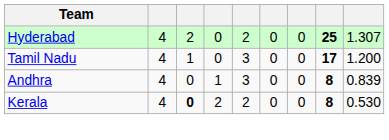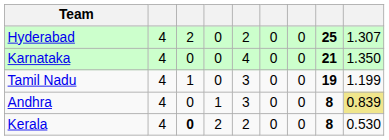+ row: (39, 59)
(329, 59) 17 -> (329, 80) 19
(364, 59) 1.200 -> (364, 80) 1.199
(364, 80) no background -> (364, 102) khaki background
